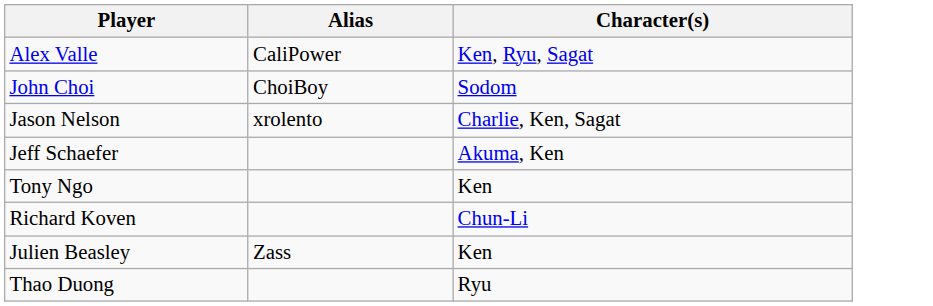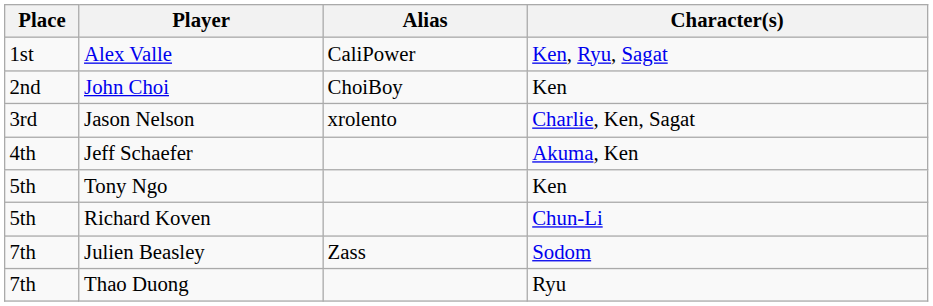+ column: (42, 20)
(487, 86) Sodom -> (550, 86) Ken
(475, 251) Ken -> (562, 251) Sodom
